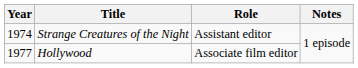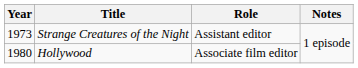(20, 33) 1974 -> (20, 33) 1973
(20, 53) 1977 -> (20, 53) 1980
